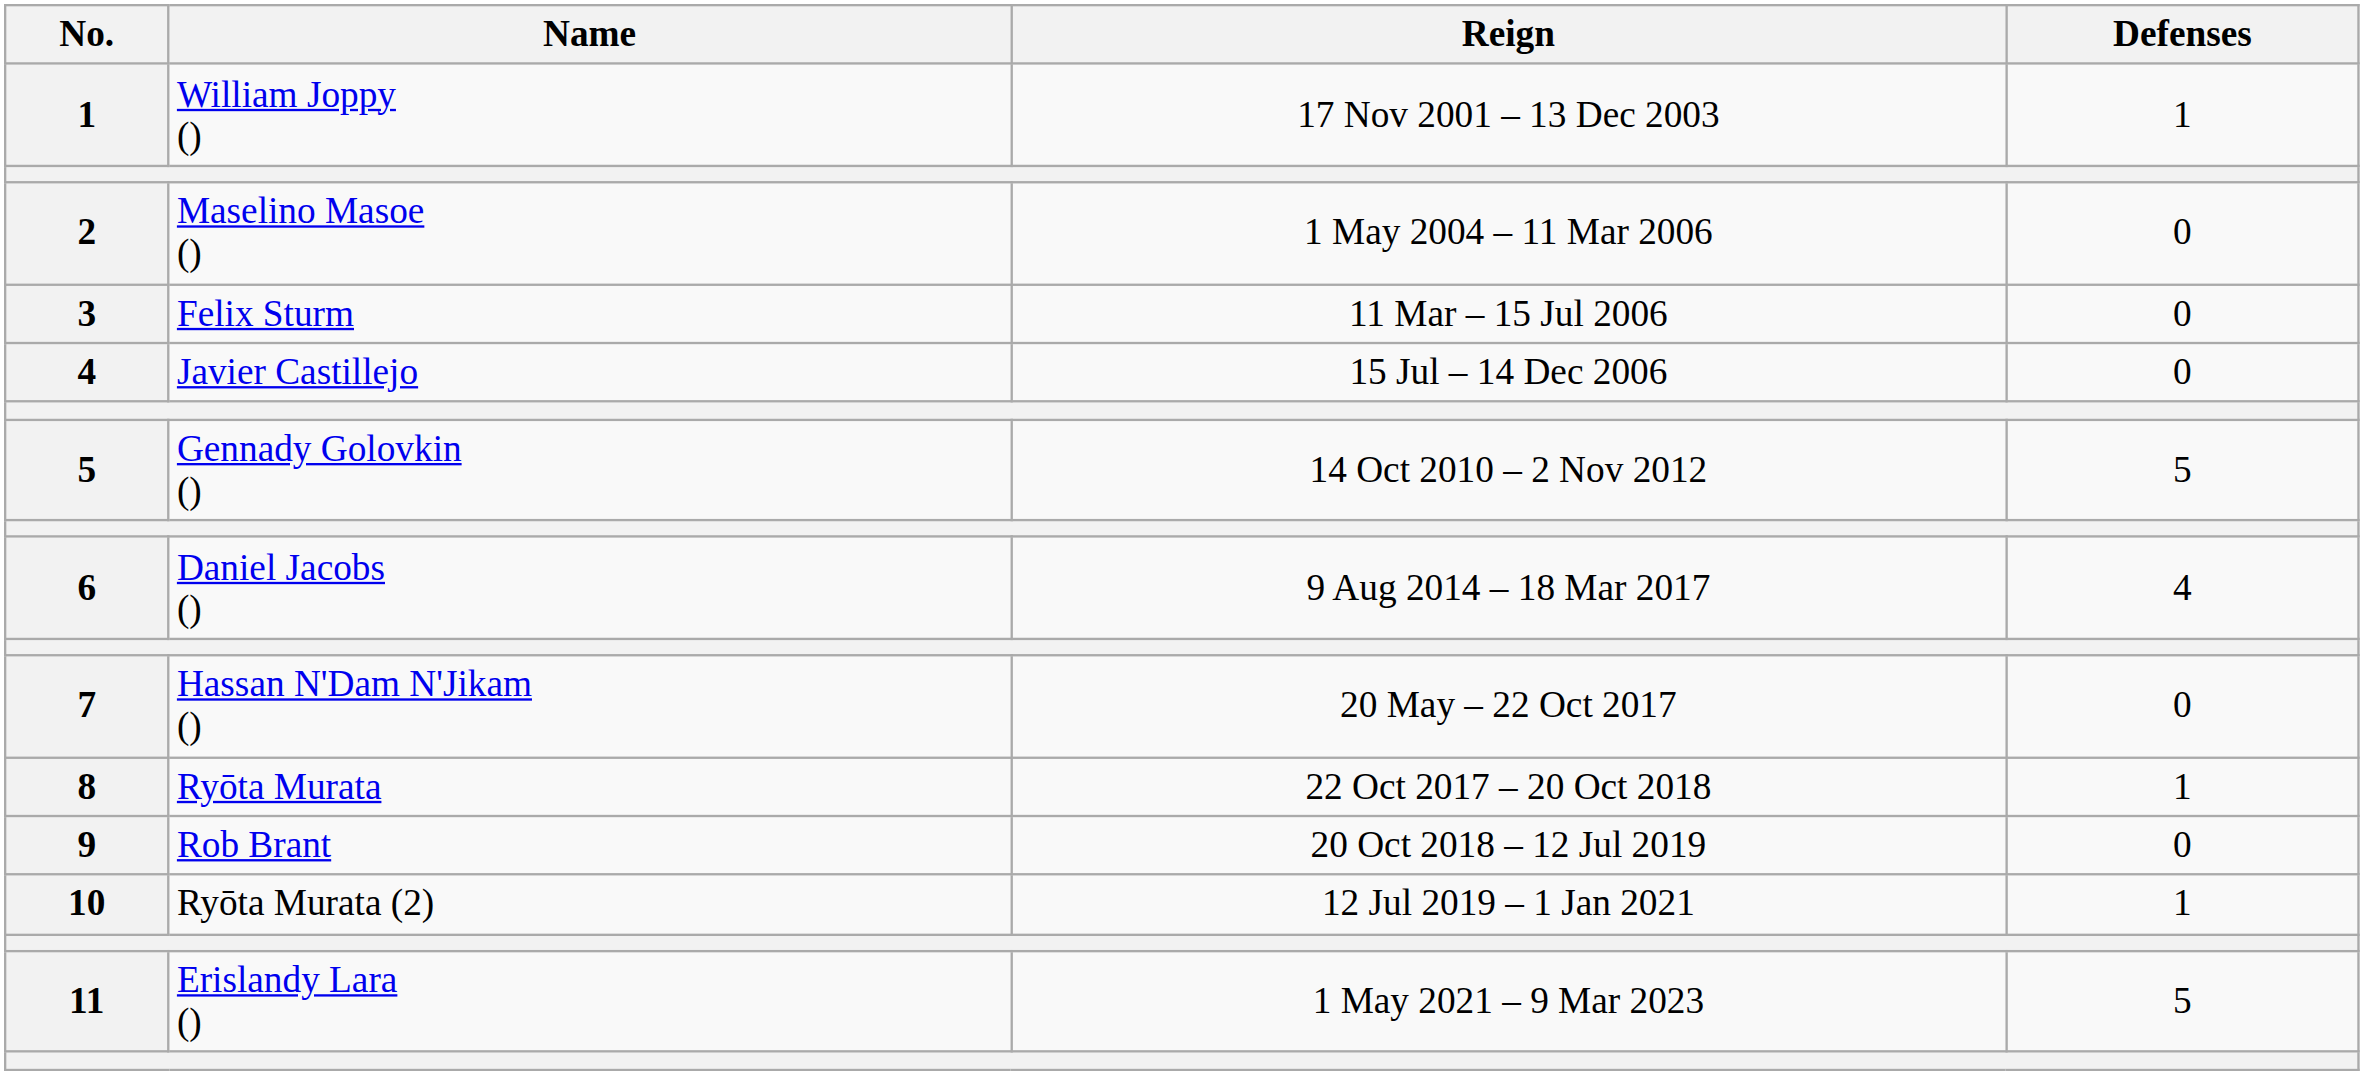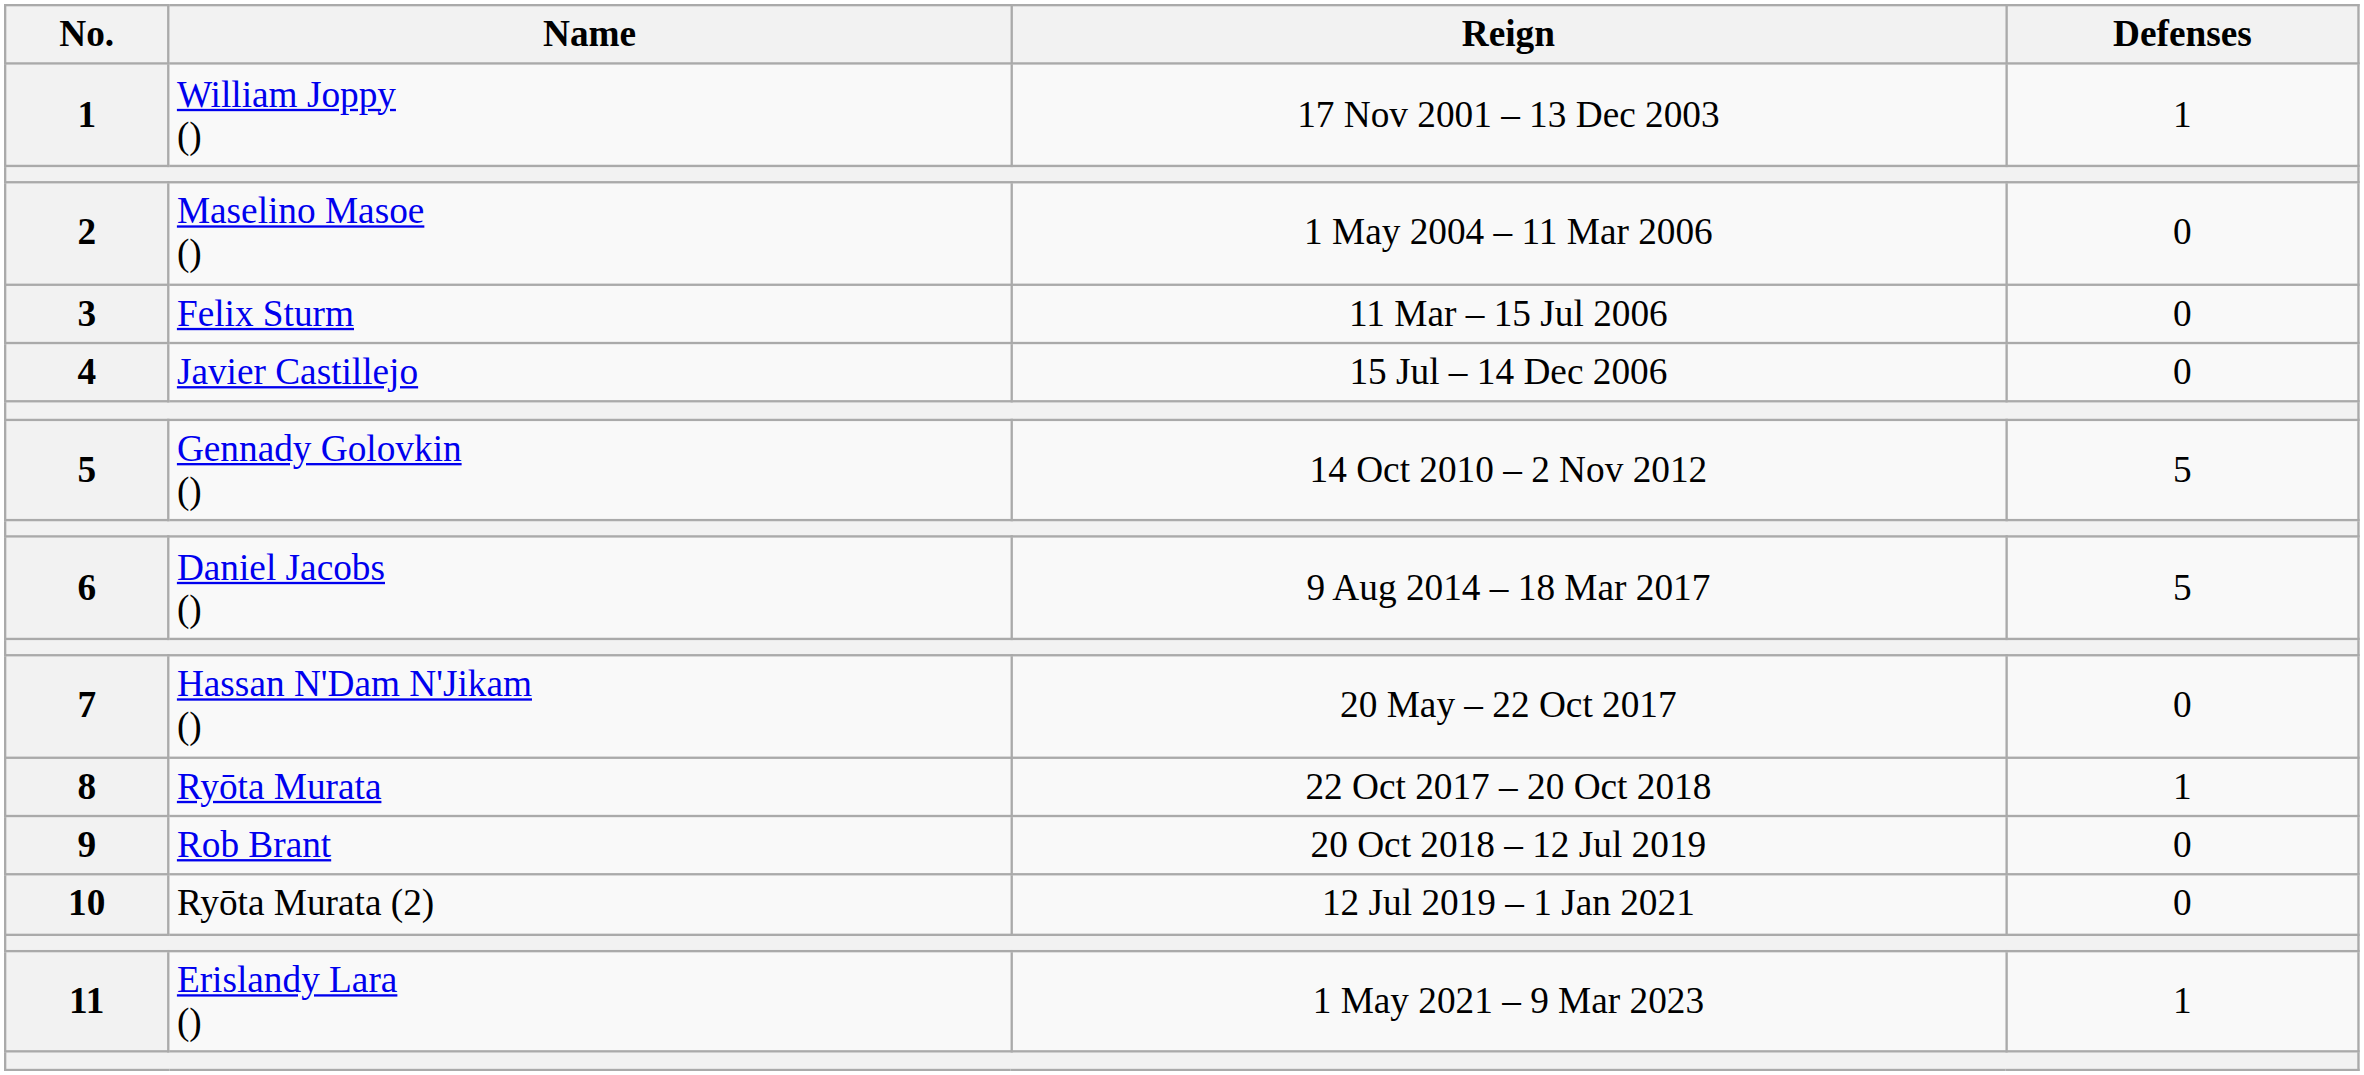(2182, 587) 4 -> (2182, 587) 5
(2182, 903) 1 -> (2182, 903) 0
(2182, 1001) 5 -> (2182, 1001) 1
